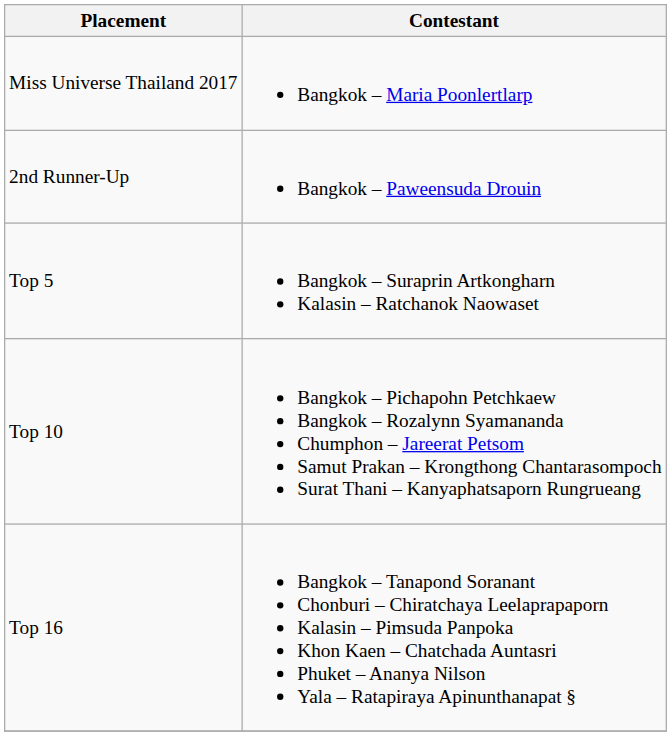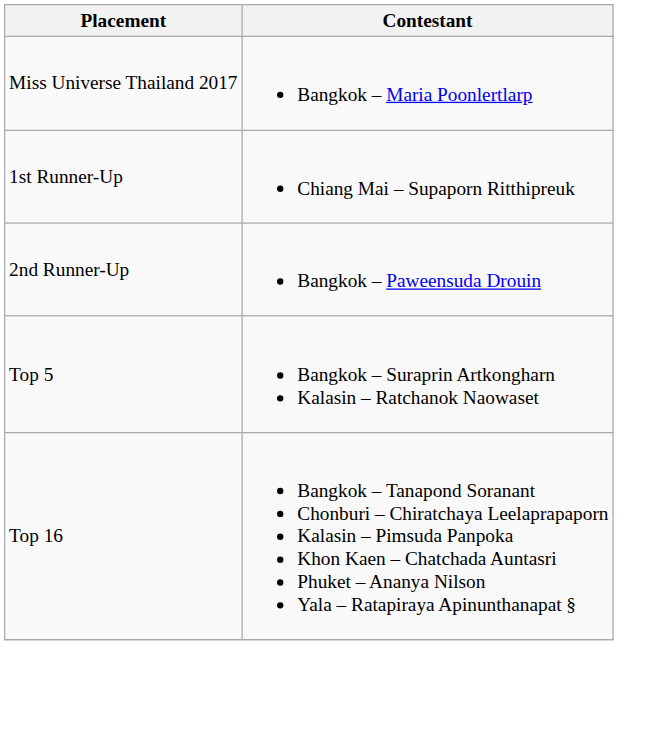+ row: (66, 176)
- row: (36, 431)
